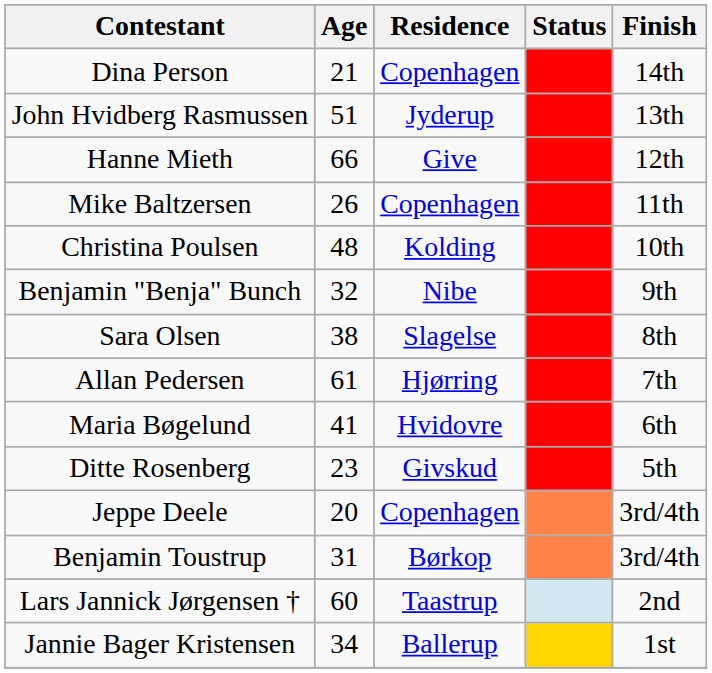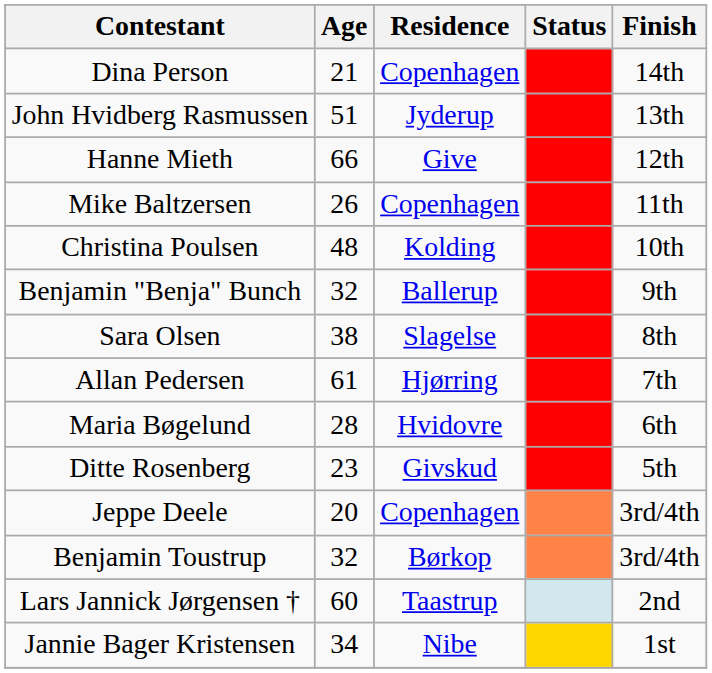(450, 291) Nibe -> (450, 291) Ballerup
(344, 423) 41 -> (344, 423) 28
(344, 556) 31 -> (344, 556) 32
(450, 644) Ballerup -> (450, 644) Nibe
